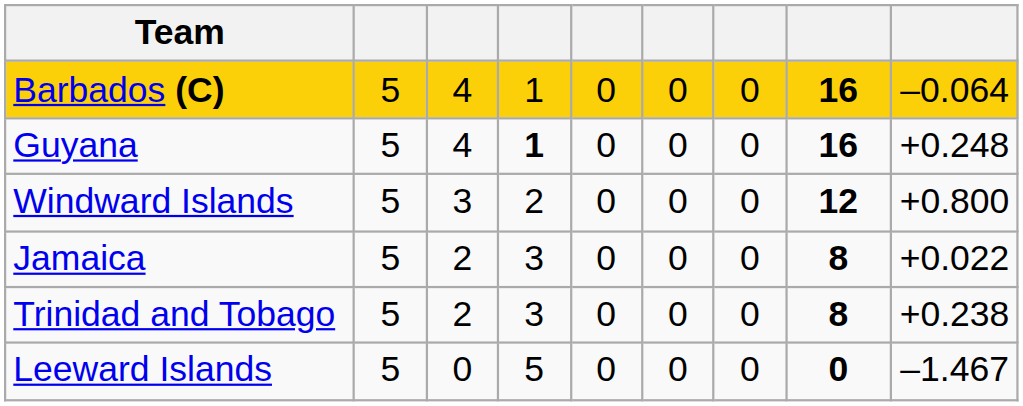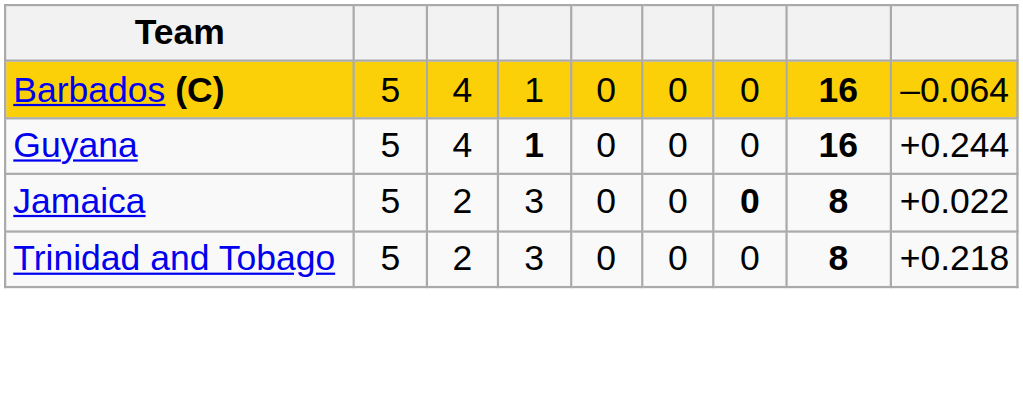(955, 145) +0.248 -> (955, 145) +0.244
- row: (153, 201)
(750, 257) normal -> (750, 201) bold
(955, 314) +0.238 -> (955, 257) +0.218
- row: (143, 370)
